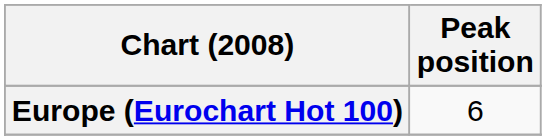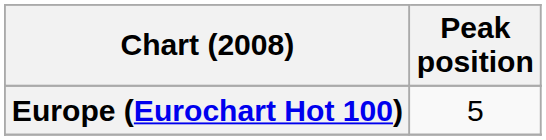(475, 109) 6 -> (475, 109) 5
